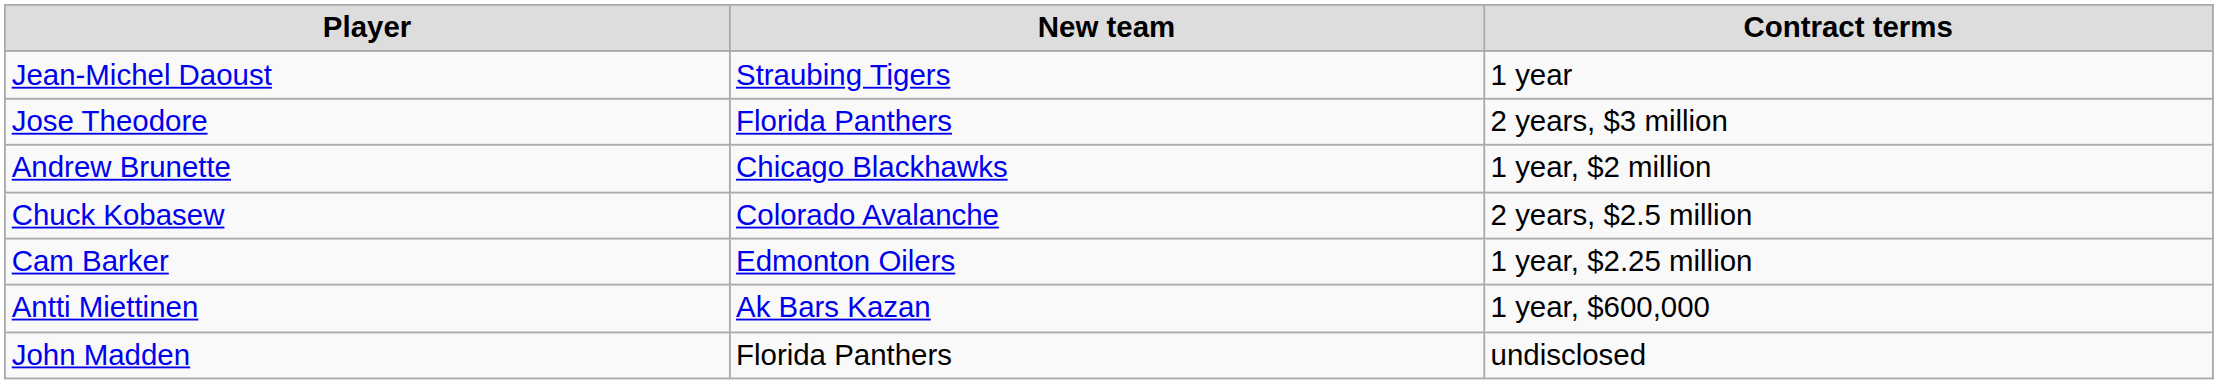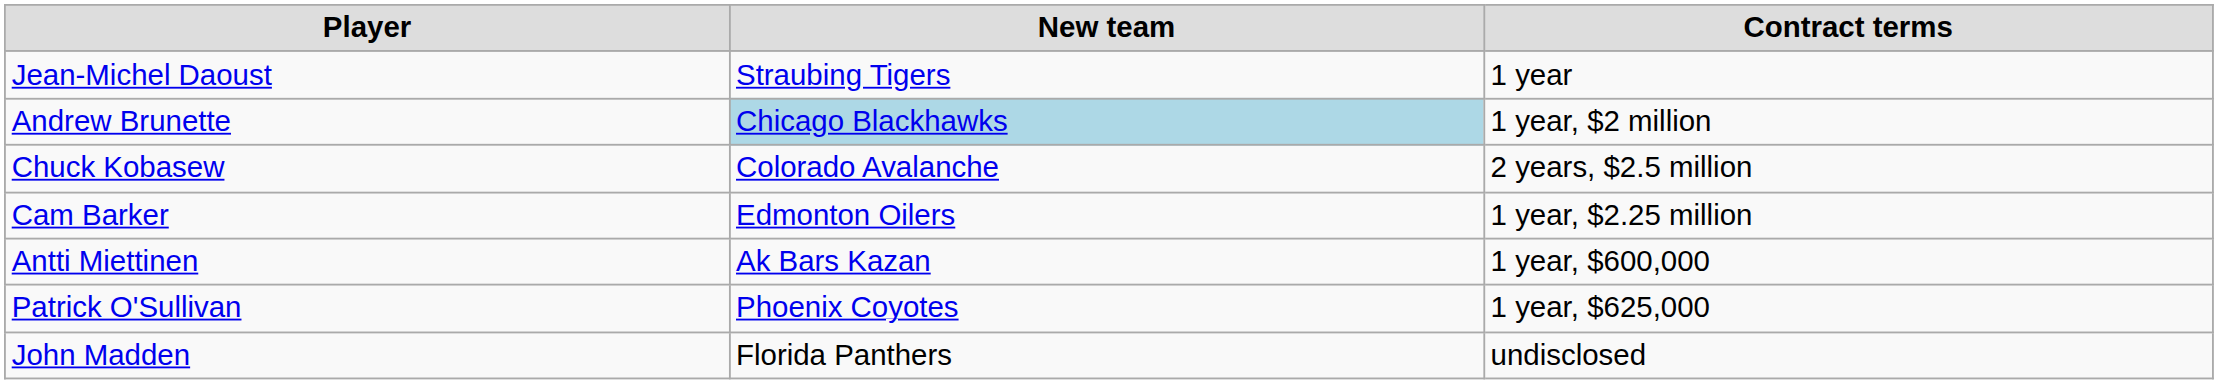- row: (110, 121)
(872, 167) no background -> (872, 121) lightblue background
+ row: (127, 307)
